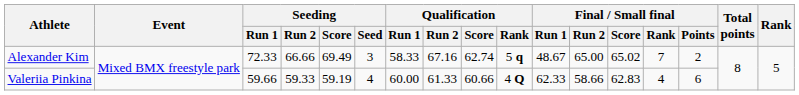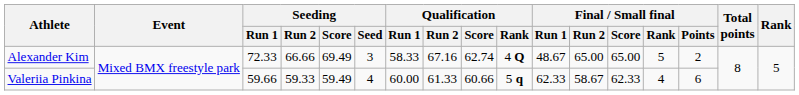(514, 57) 5 q -> (514, 57) 4 Q
(626, 57) 65.02 -> (626, 57) 65.00
(661, 57) 7 -> (661, 57) 5
(337, 79) 59.19 -> (337, 79) 59.49
(514, 79) 4 Q -> (514, 79) 5 q
(589, 79) 58.66 -> (589, 79) 58.67
(626, 79) 62.83 -> (626, 79) 62.33
